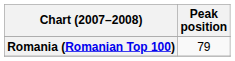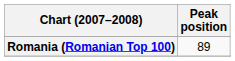(204, 46) 79 -> (204, 46) 89
